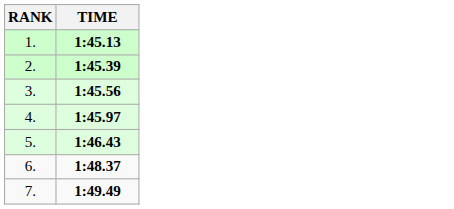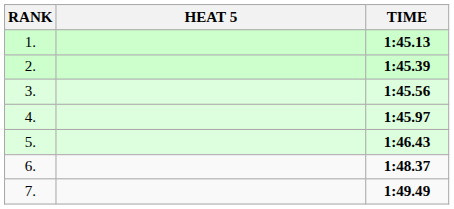+ column: (211, 17)
